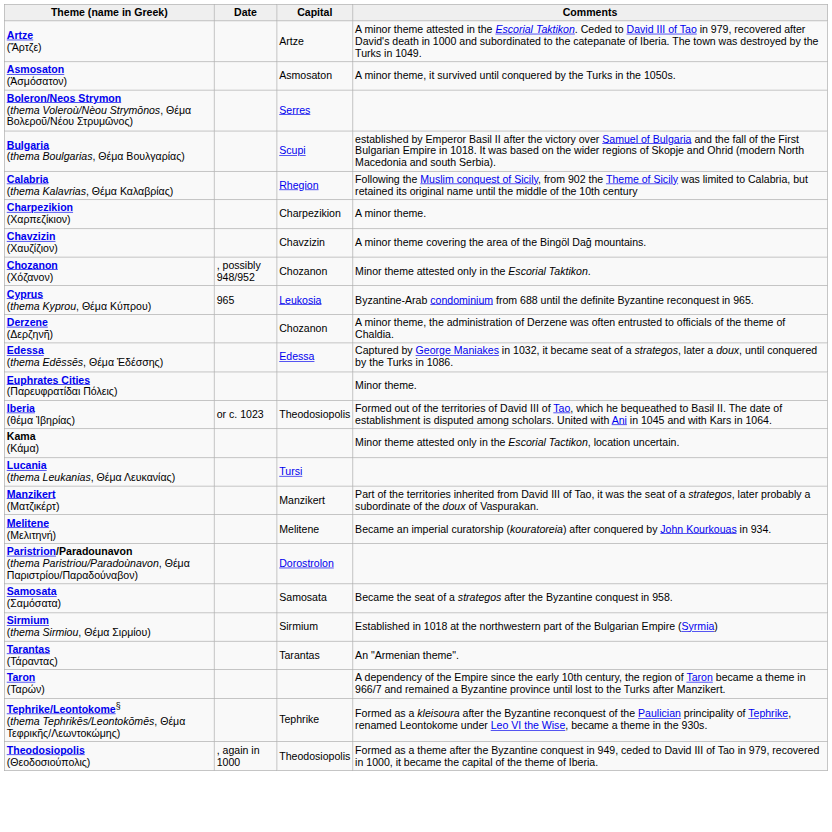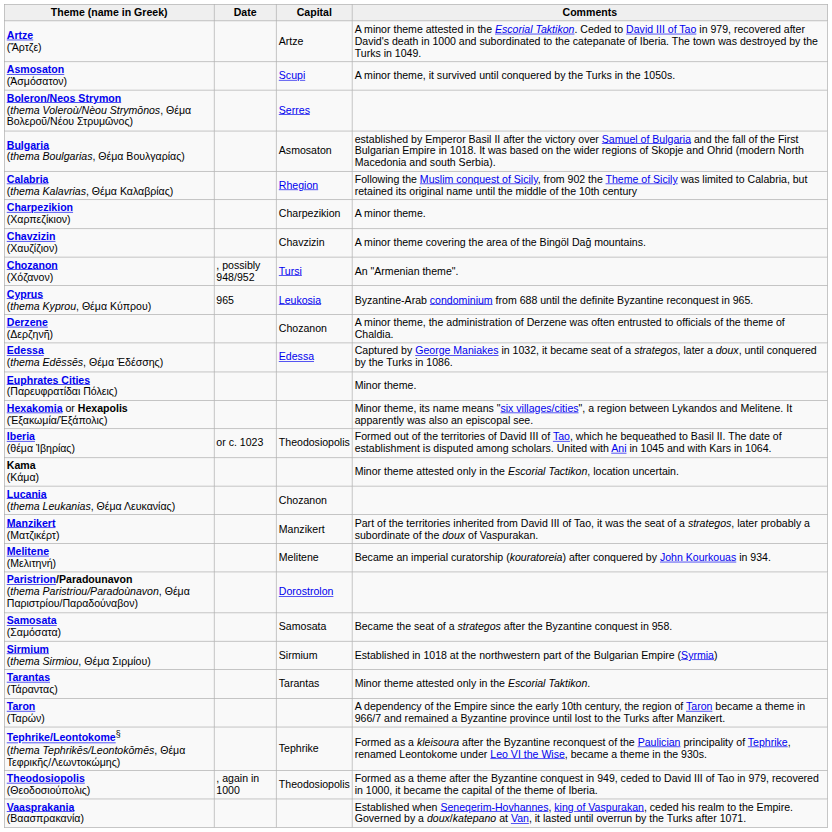(306, 76) Asmosaton -> (292, 76) Scupi
(292, 151) Scupi -> (305, 151) Asmosaton
(303, 271) Chozanon -> (290, 271) Tursi
(473, 271) Minor theme attested only in the Escorial Taktikon. -> (407, 271) An "Armenian theme".
+ row: (67, 414)
(291, 471) Tursi -> (303, 500) Chozanon
(407, 655) An "Armenian theme". -> (472, 684) Minor theme attested only in the Escorial Taktikon.
+ row: (45, 813)
